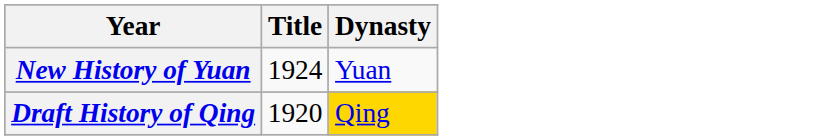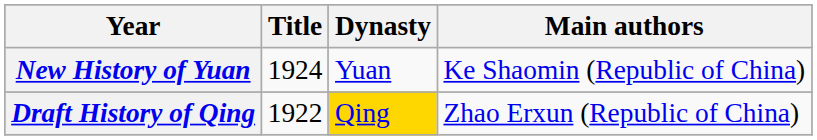+ column: (624, 26)
(295, 112) 1920 -> (295, 112) 1922
